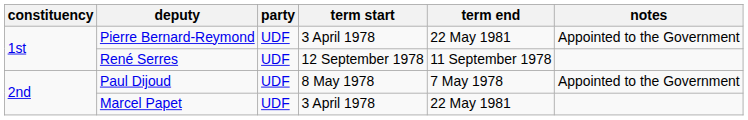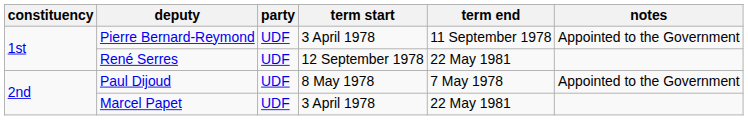(470, 37) 22 May 1981 -> (491, 37) 11 September 1978
(491, 59) 11 September 1978 -> (470, 59) 22 May 1981
